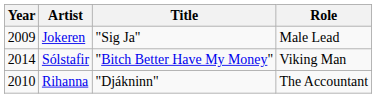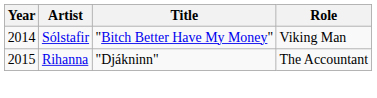- row: (64, 37)
(22, 81) 2010 -> (22, 59) 2015
